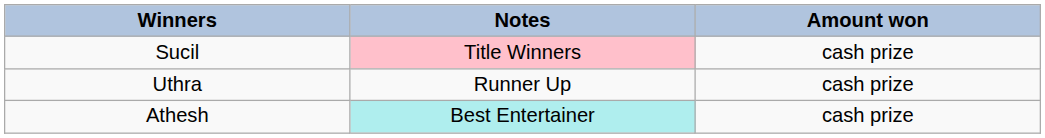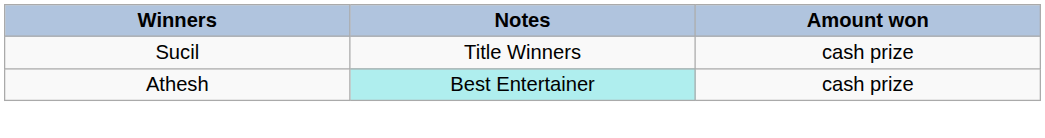(523, 52) pink background -> (523, 52) no background
- row: (177, 84)
